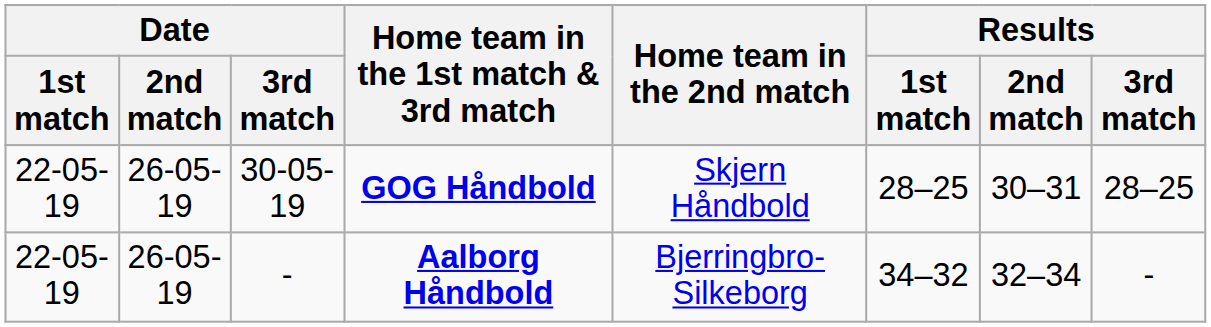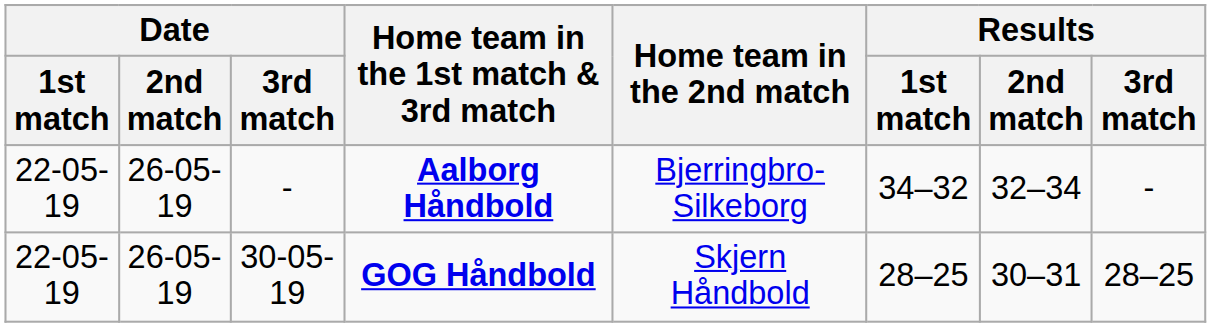rows swapped: (478, 276) <-> (478, 188)
